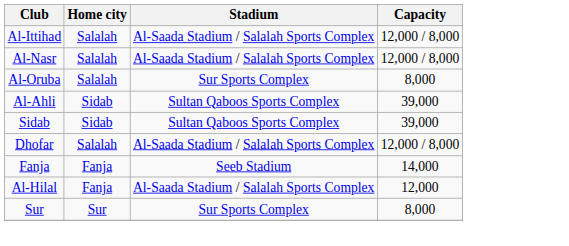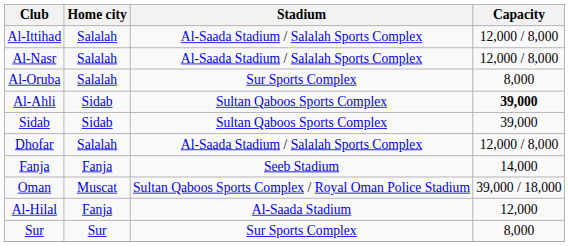(420, 101) normal -> (519, 101) bold
+ row: (34, 187)
(254, 187) Al-Saada Stadium / Salalah Sports Complex -> (302, 209) Al-Saada Stadium
